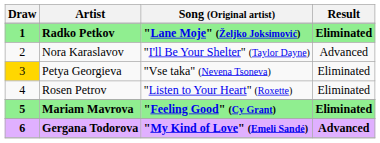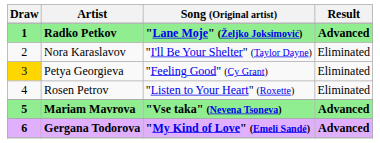(344, 33) Eliminated -> (344, 33) Advanced
(344, 52) Advanced -> (344, 52) Eliminated
(207, 71) "Vse taka" (Nevena Tsoneva) -> (207, 71) "Feeling Good" (Cy Grant)
(210, 109) "Feeling Good" (Cy Grant) -> (214, 109) "Vse taka" (Nevena Tsoneva)
(344, 109) Eliminated -> (344, 109) Advanced
